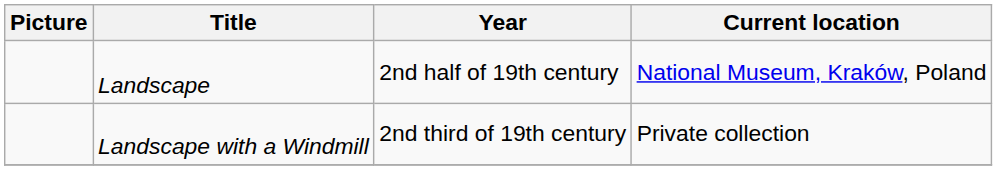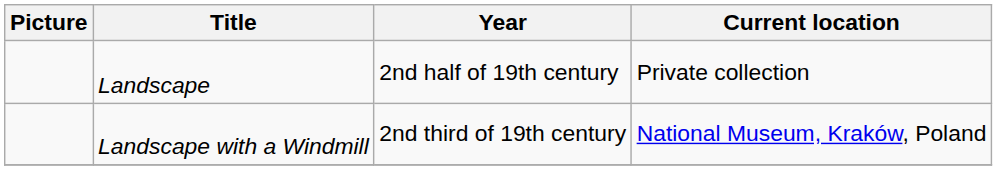(812, 71) National Museum, Kraków, Poland -> (723, 71) Private collection
(723, 133) Private collection -> (812, 133) National Museum, Kraków, Poland
